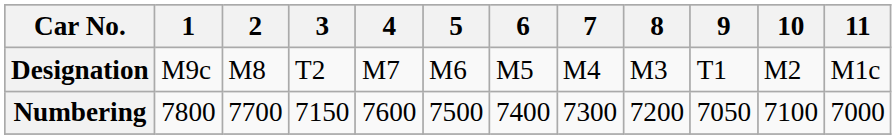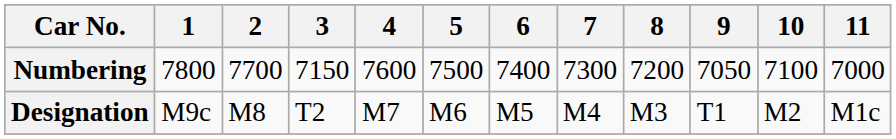rows swapped: (80, 69) <-> (80, 112)
